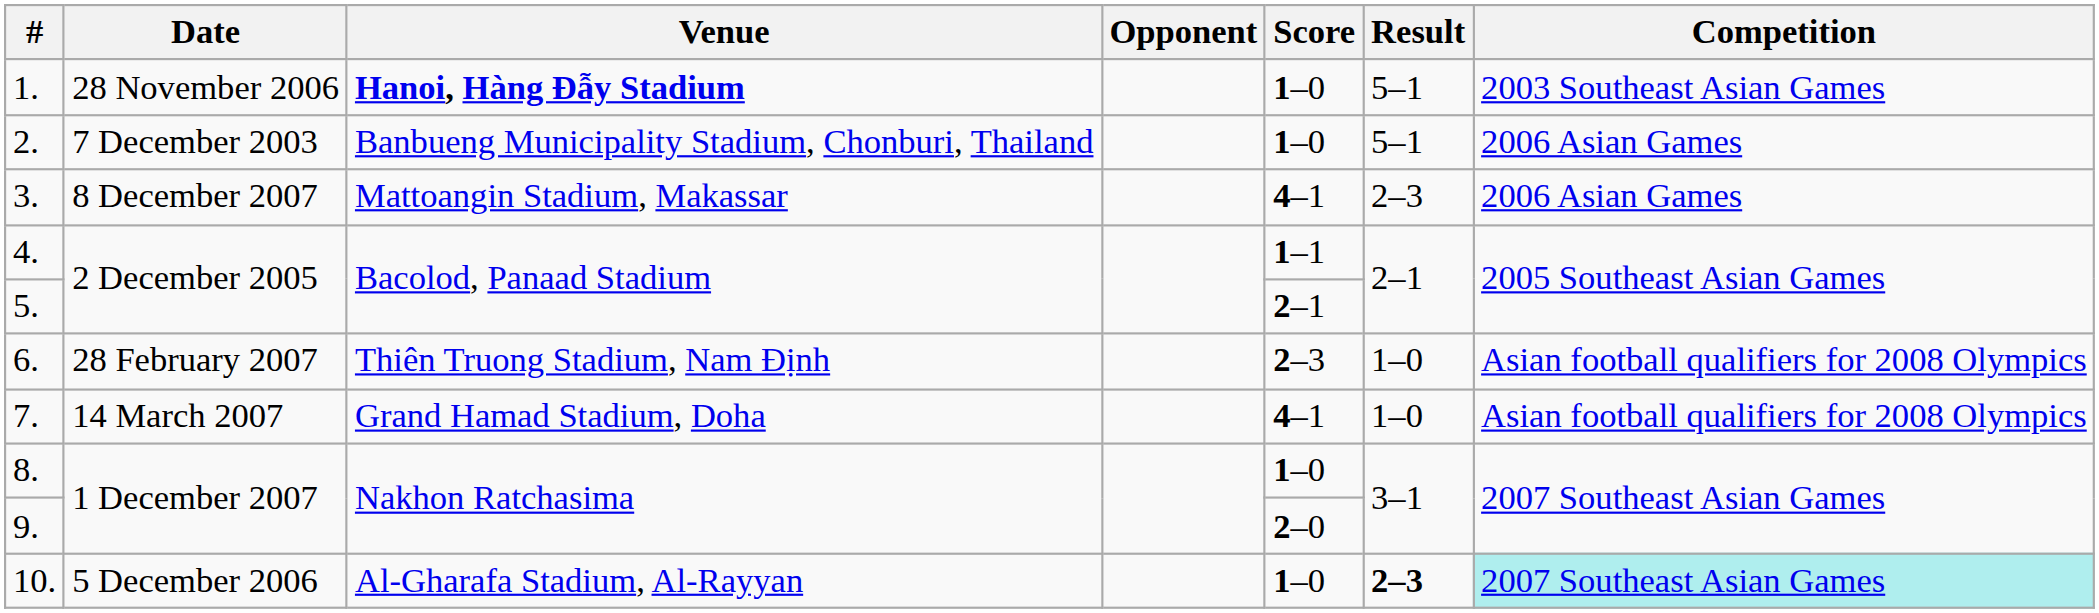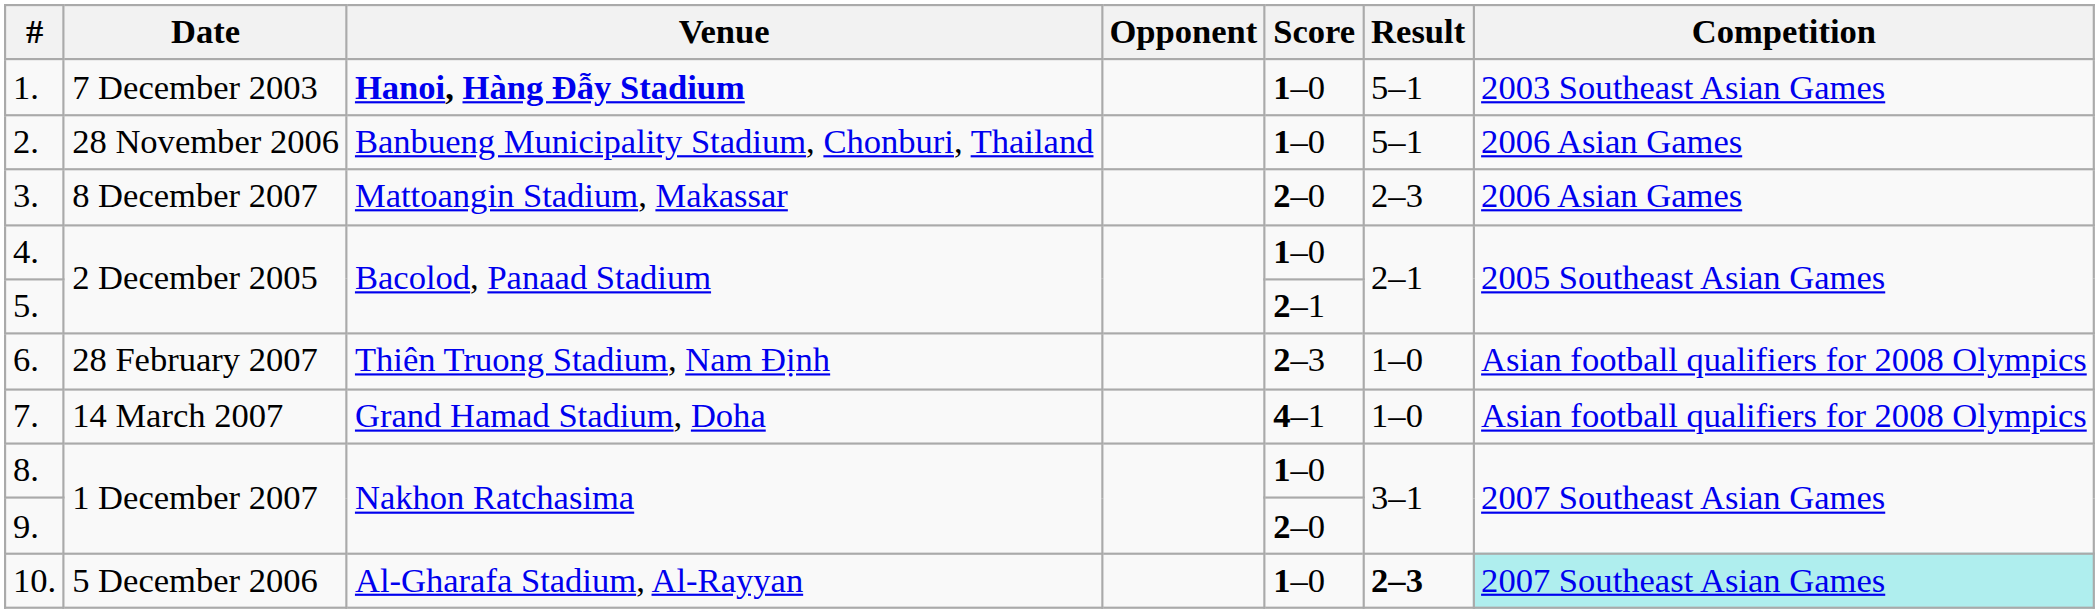(206, 86) 28 November 2006 -> (195, 86) 7 December 2003
(195, 141) 7 December 2003 -> (206, 141) 28 November 2006
(1299, 196) 4–1 -> (1299, 196) 2–0
(1299, 251) 1–1 -> (1299, 251) 1–0
